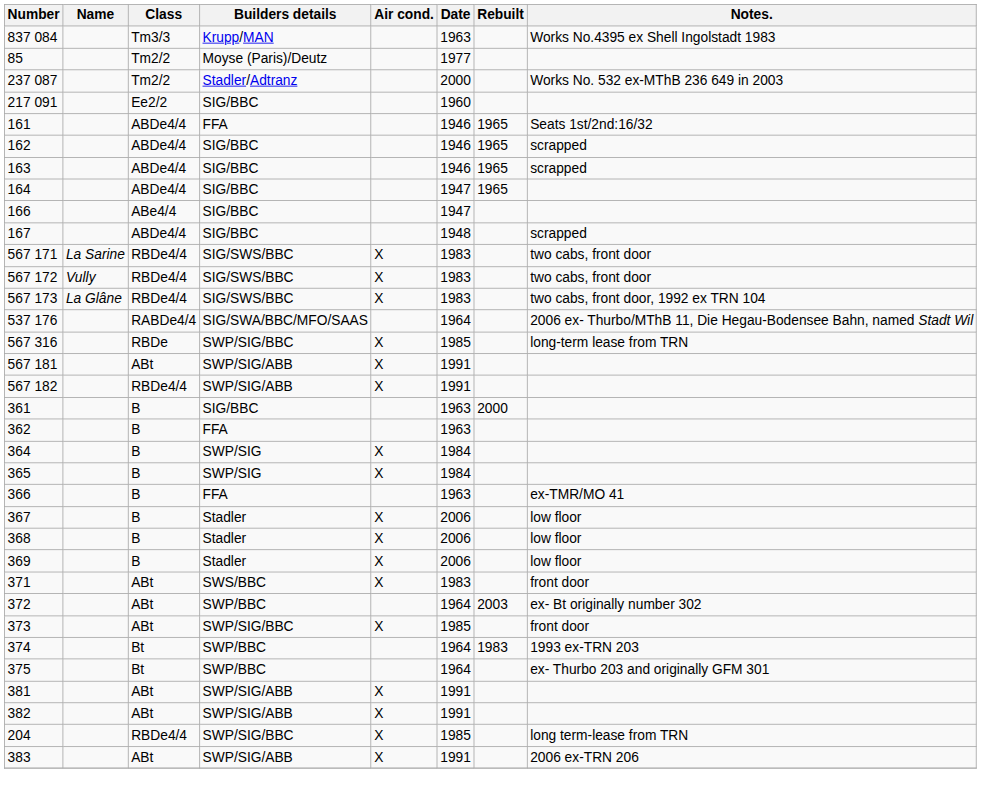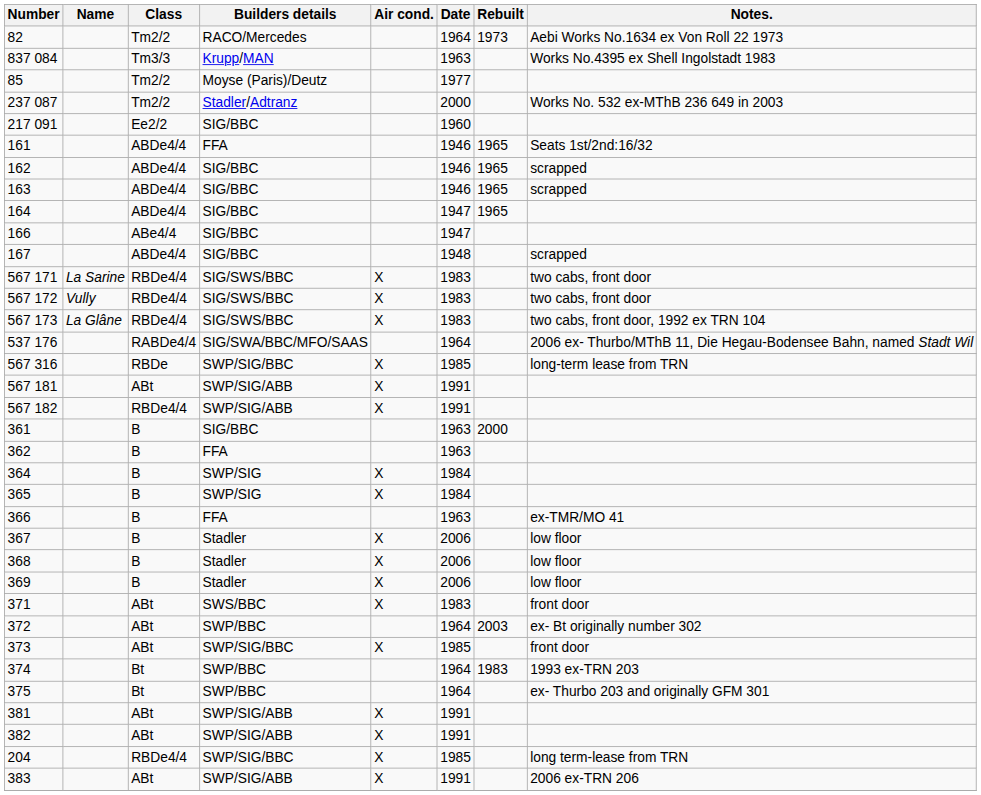+ row: (15, 37)
